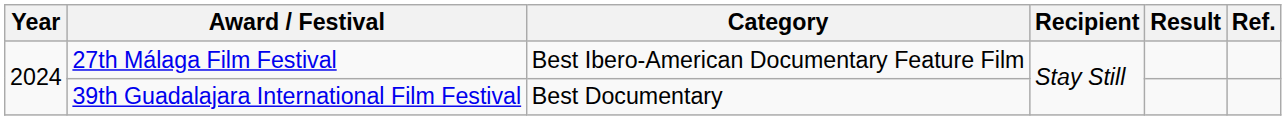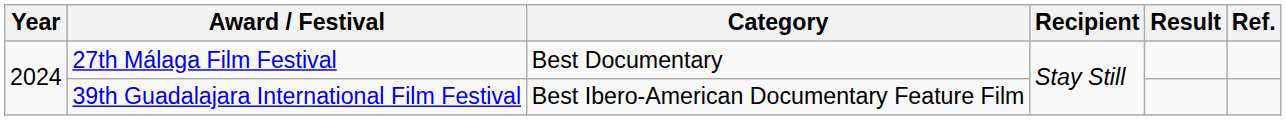(778, 59) Best Ibero-American Documentary Feature Film -> (627, 59) Best Documentary
(627, 96) Best Documentary -> (778, 96) Best Ibero-American Documentary Feature Film
